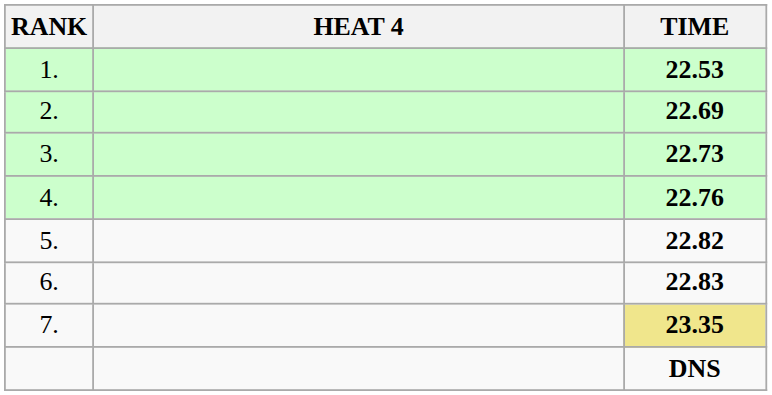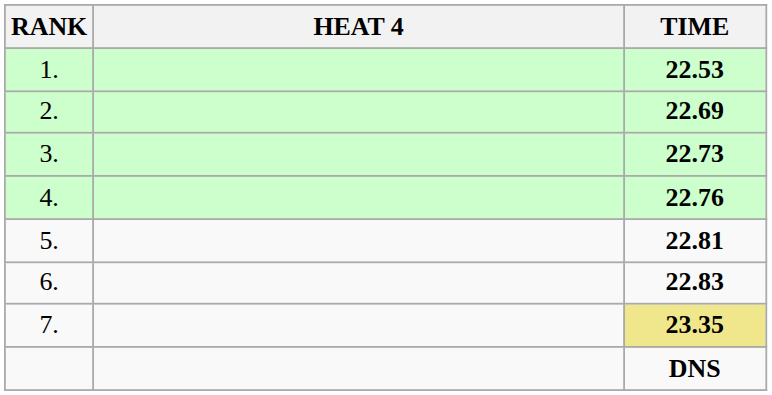(695, 240) 22.82 -> (695, 240) 22.81
